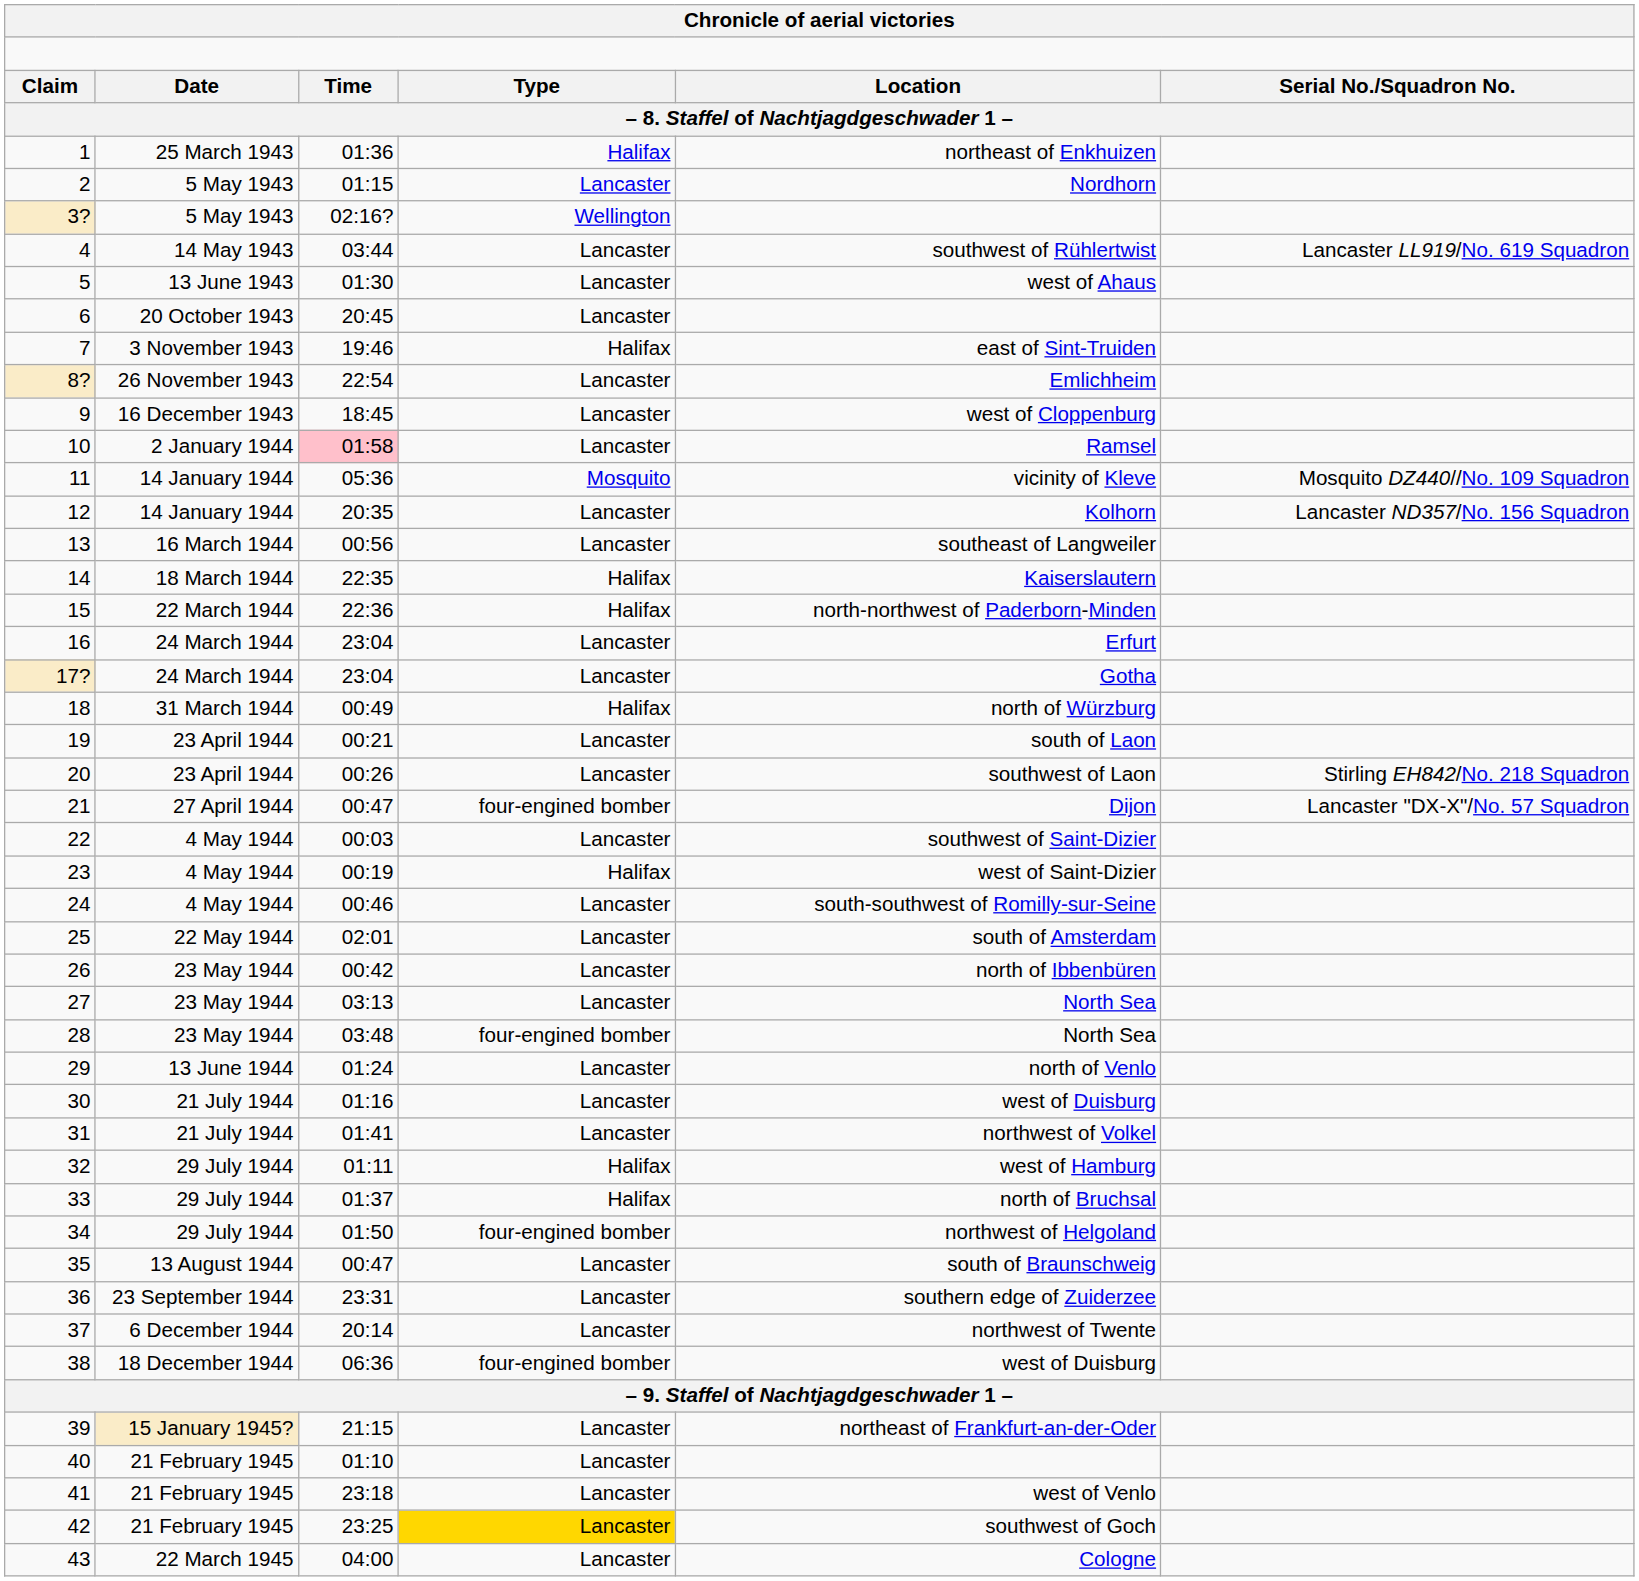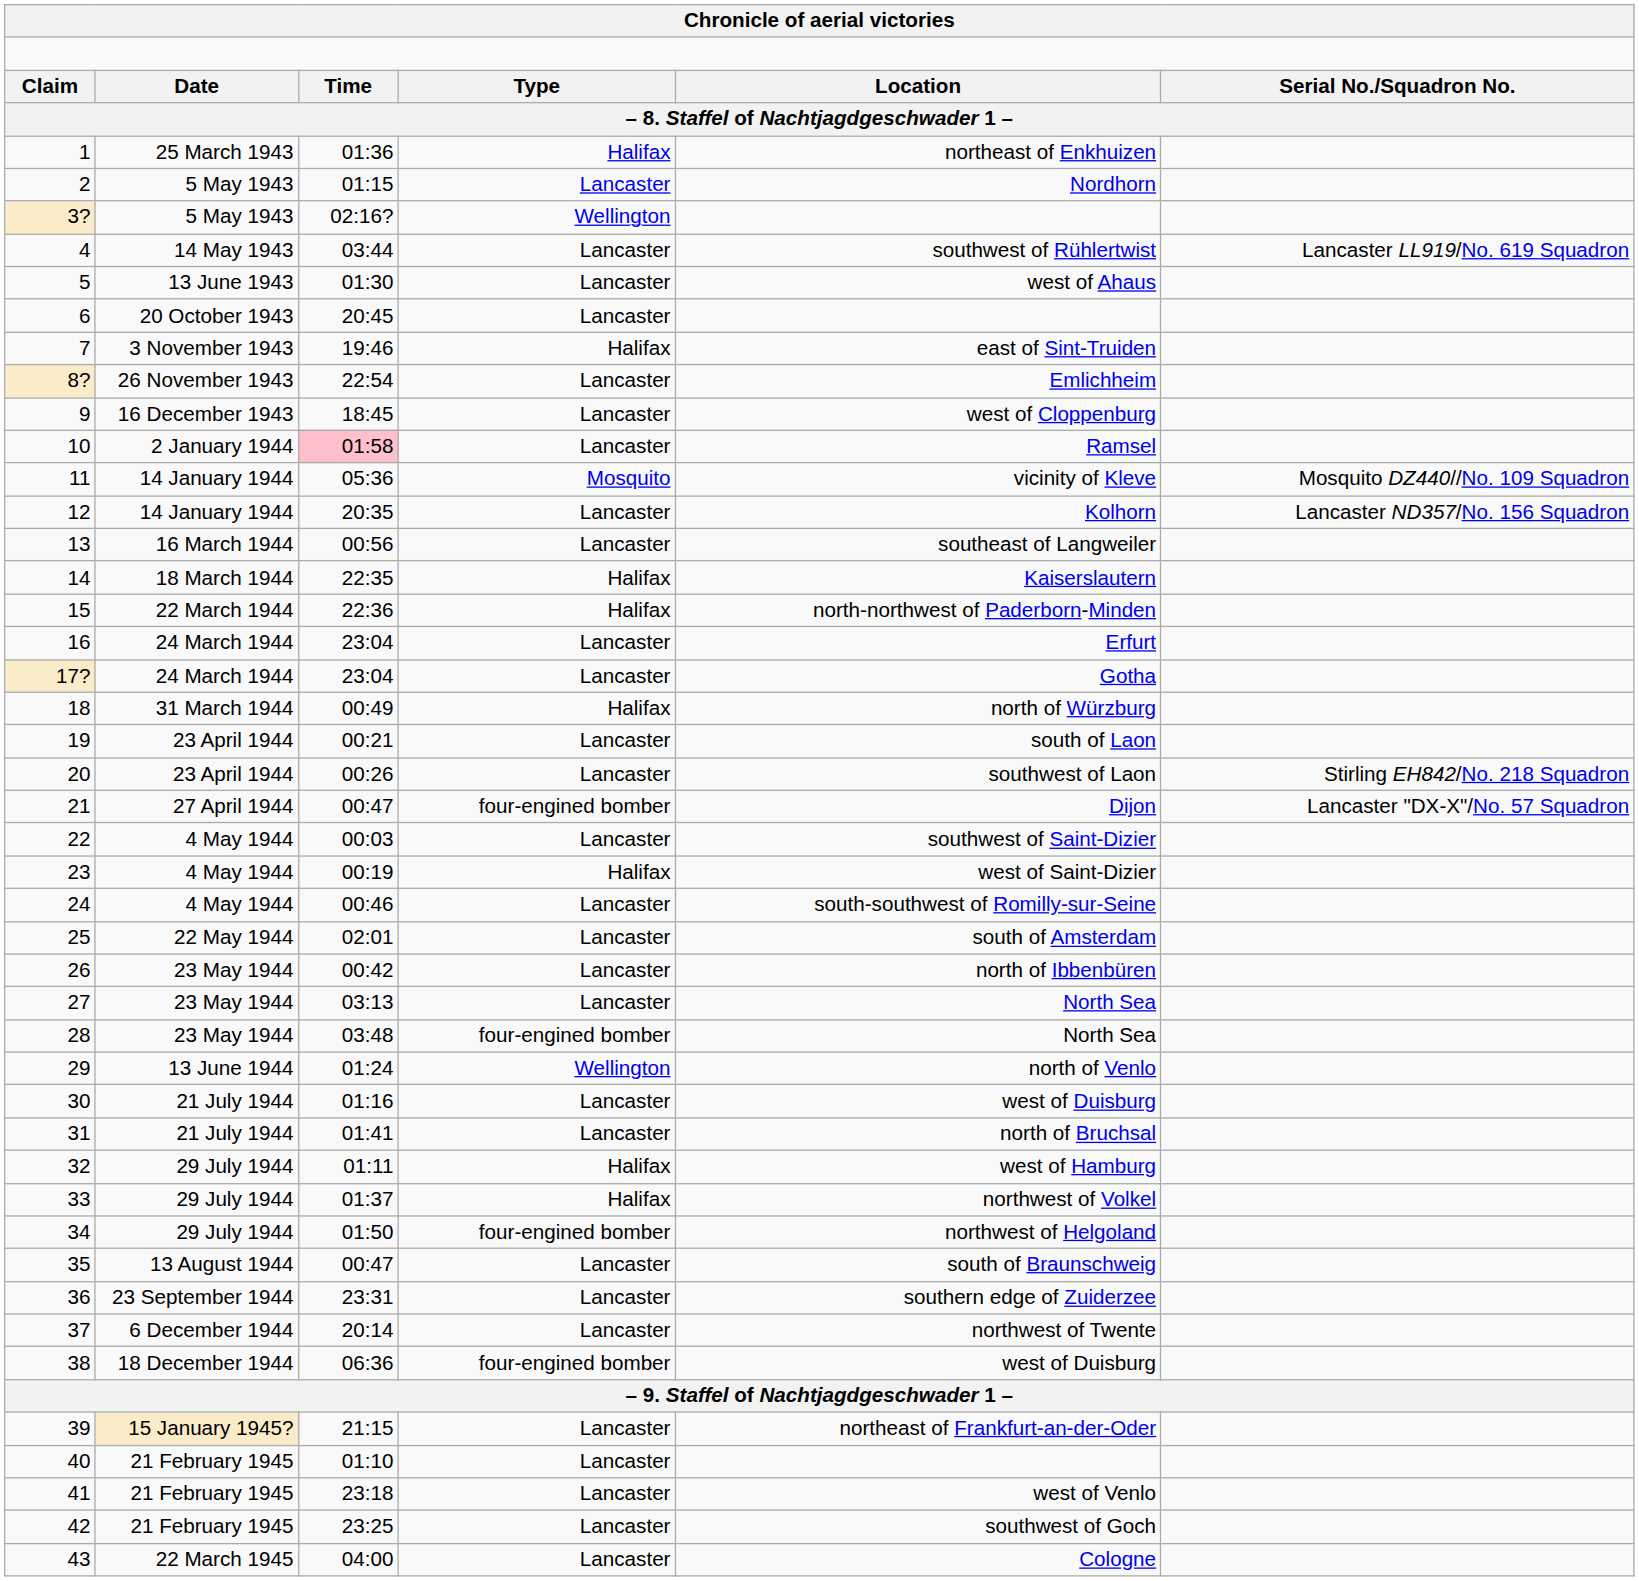(625, 1068) Lancaster -> (622, 1068) Wellington
(1069, 1133) northwest of Volkel -> (1078, 1133) north of Bruchsal
(1078, 1199) north of Bruchsal -> (1069, 1199) northwest of Volkel
(625, 1526) gold background -> (625, 1526) no background
